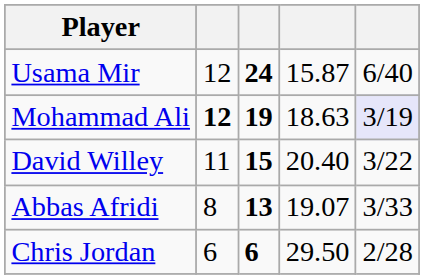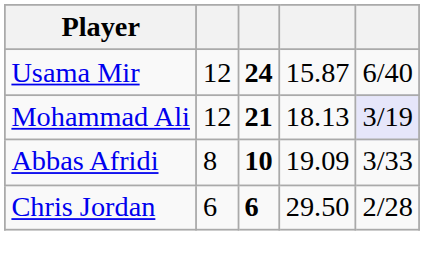(217, 116) bold -> (217, 116) normal
(259, 116) 19 -> (259, 116) 21
(318, 116) 18.63 -> (318, 116) 18.13
- row: (87, 161)
(259, 206) 13 -> (259, 161) 10
(318, 206) 19.07 -> (318, 161) 19.09
